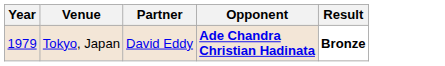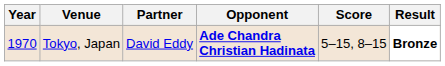+ column: (354, 15)
(22, 43) 1979 -> (22, 43) 1970
